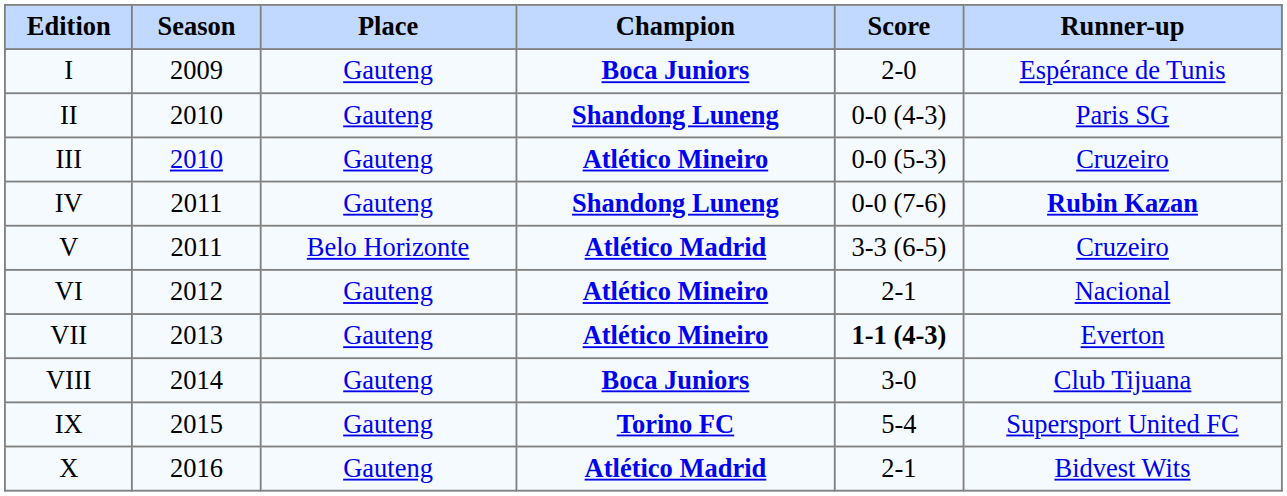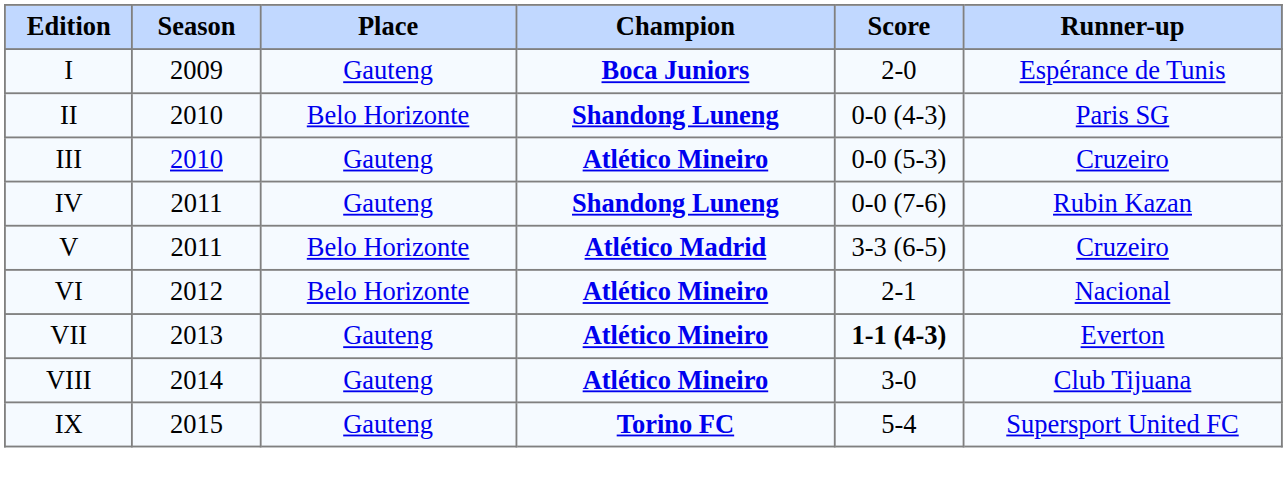(388, 114) Gauteng -> (388, 114) Belo Horizonte
(1123, 203) bold -> (1123, 203) normal
(388, 291) Gauteng -> (388, 291) Belo Horizonte
(675, 379) Boca Juniors -> (675, 379) Atlético Mineiro
- row: (69, 468)
